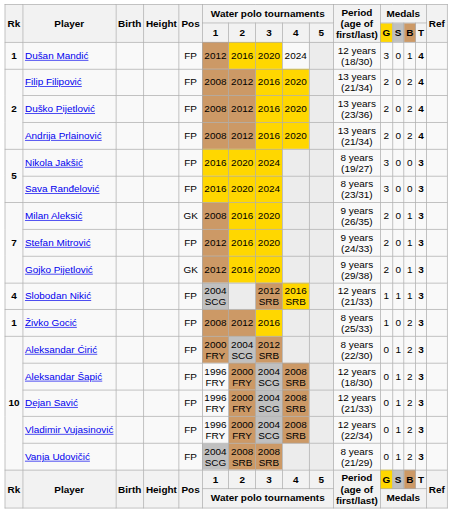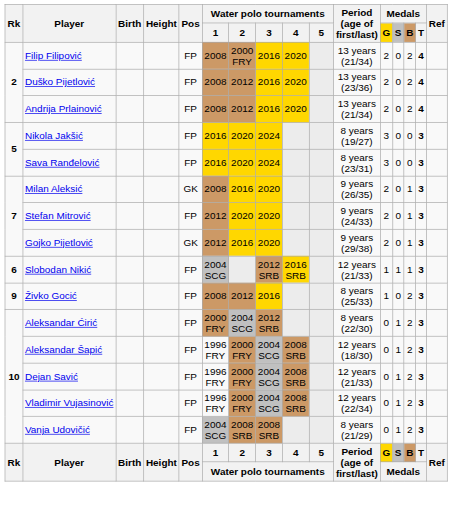- row: (57, 56)
(242, 83) 2012 -> (242, 56) 2000 FRY
(242, 243) 2016 -> (242, 216) 2020
(14, 297) 4 -> (14, 270) 6
(14, 323) 1 -> (14, 297) 9
